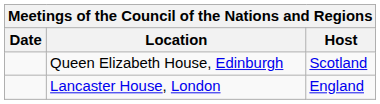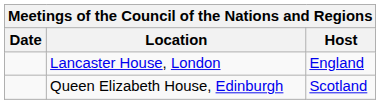rows swapped: (167, 63) <-> (135, 87)
